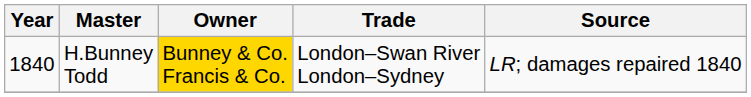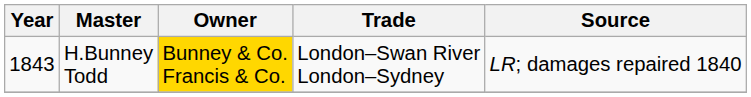(32, 64) 1840 -> (32, 64) 1843
